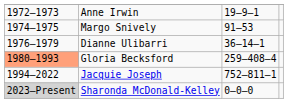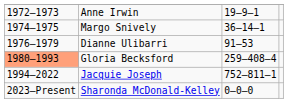(239, 28) 91–53 -> (245, 28) 36–14–1
(245, 44) 36–14–1 -> (239, 44) 91–53
(41, 91) lightgrey background -> (41, 91) no background
